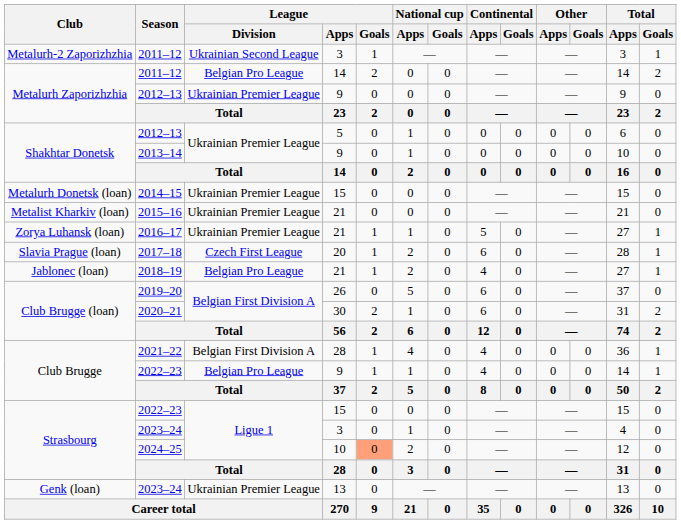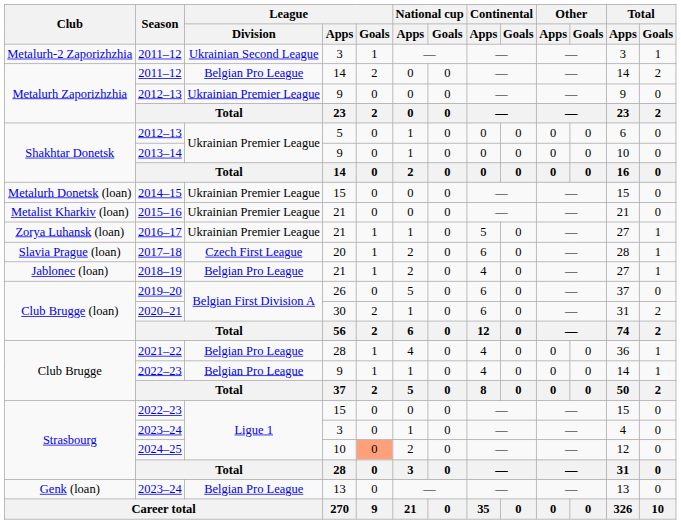(254, 350) Belgian First Division A -> (254, 350) Belgian Pro League
(254, 489) Ukrainian Premier League -> (254, 489) Belgian Pro League
